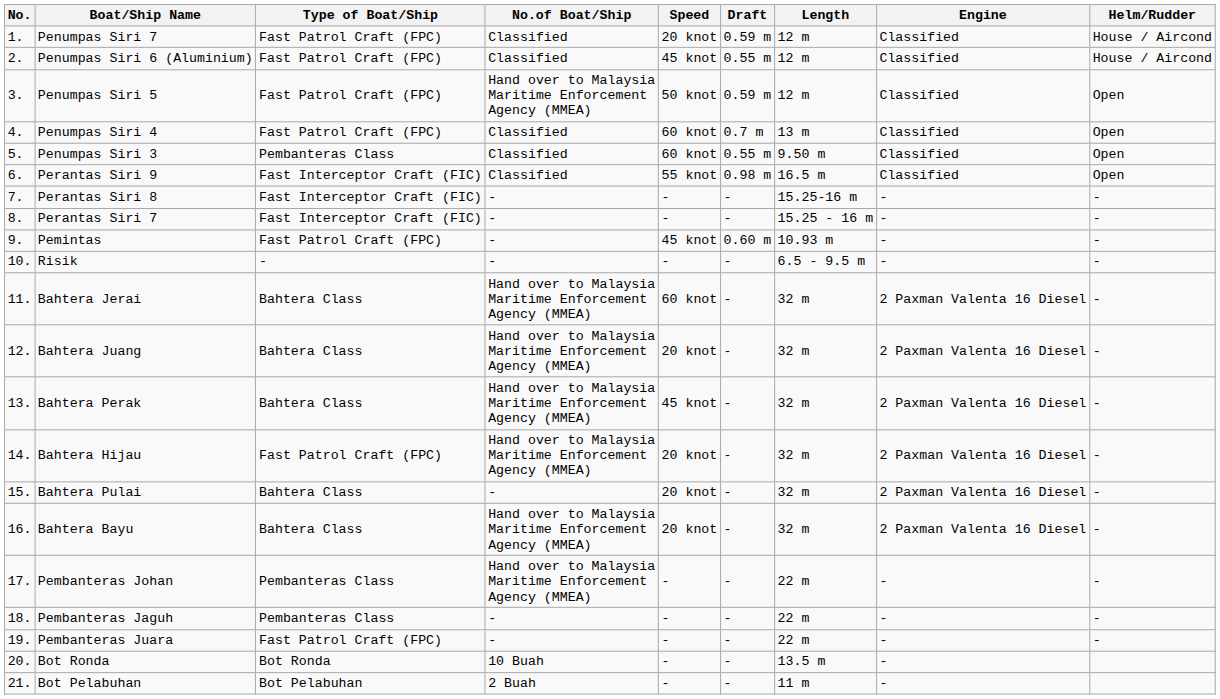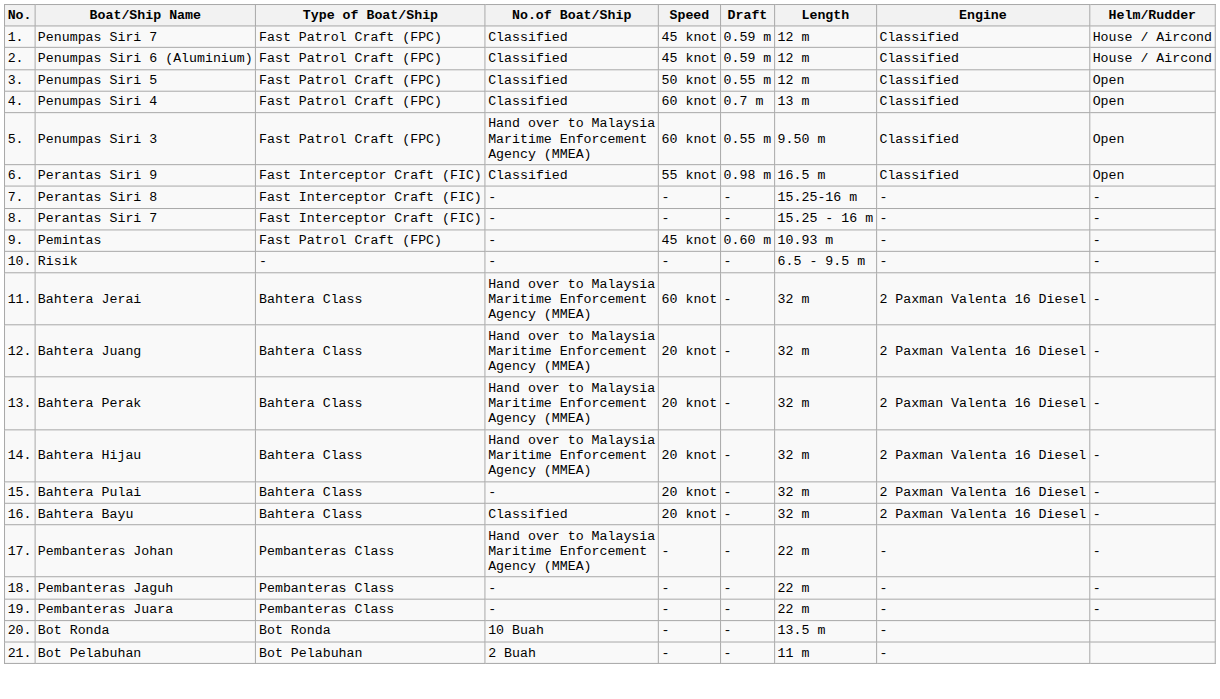(689, 37) 20 knot -> (689, 37) 45 knot
(747, 59) 0.55 m -> (747, 59) 0.59 m
(572, 95) Hand over to Malaysia Maritime Enforcement Agency (MMEA) -> (528, 80) Classified
(747, 95) 0.59 m -> (747, 80) 0.55 m
(327, 154) Pembanteras Class -> (351, 139) Fast Patrol Craft (FPC)
(528, 154) Classified -> (572, 139) Hand over to Malaysia Maritime Enforcement Agency (MMEA)
(689, 403) 45 knot -> (689, 403) 20 knot
(351, 456) Fast Patrol Craft (FPC) -> (311, 456) Bahtera Class
(572, 529) Hand over to Malaysia Maritime Enforcement Agency (MMEA) -> (528, 514) Classified
(351, 640) Fast Patrol Craft (FPC) -> (327, 610) Pembanteras Class
